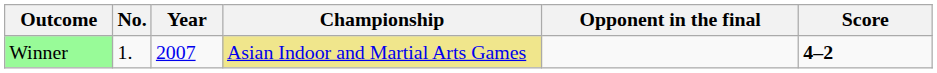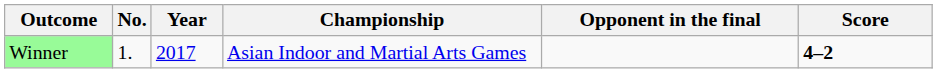(176, 51) 2007 -> (176, 51) 2017
(377, 51) khaki background -> (377, 51) no background
